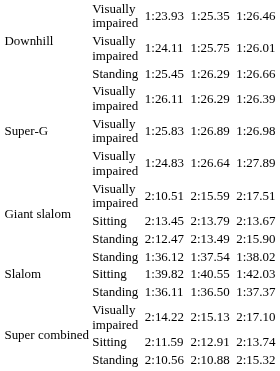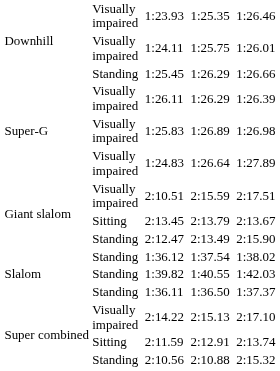(110, 274) Sitting -> (115, 274) Standing
